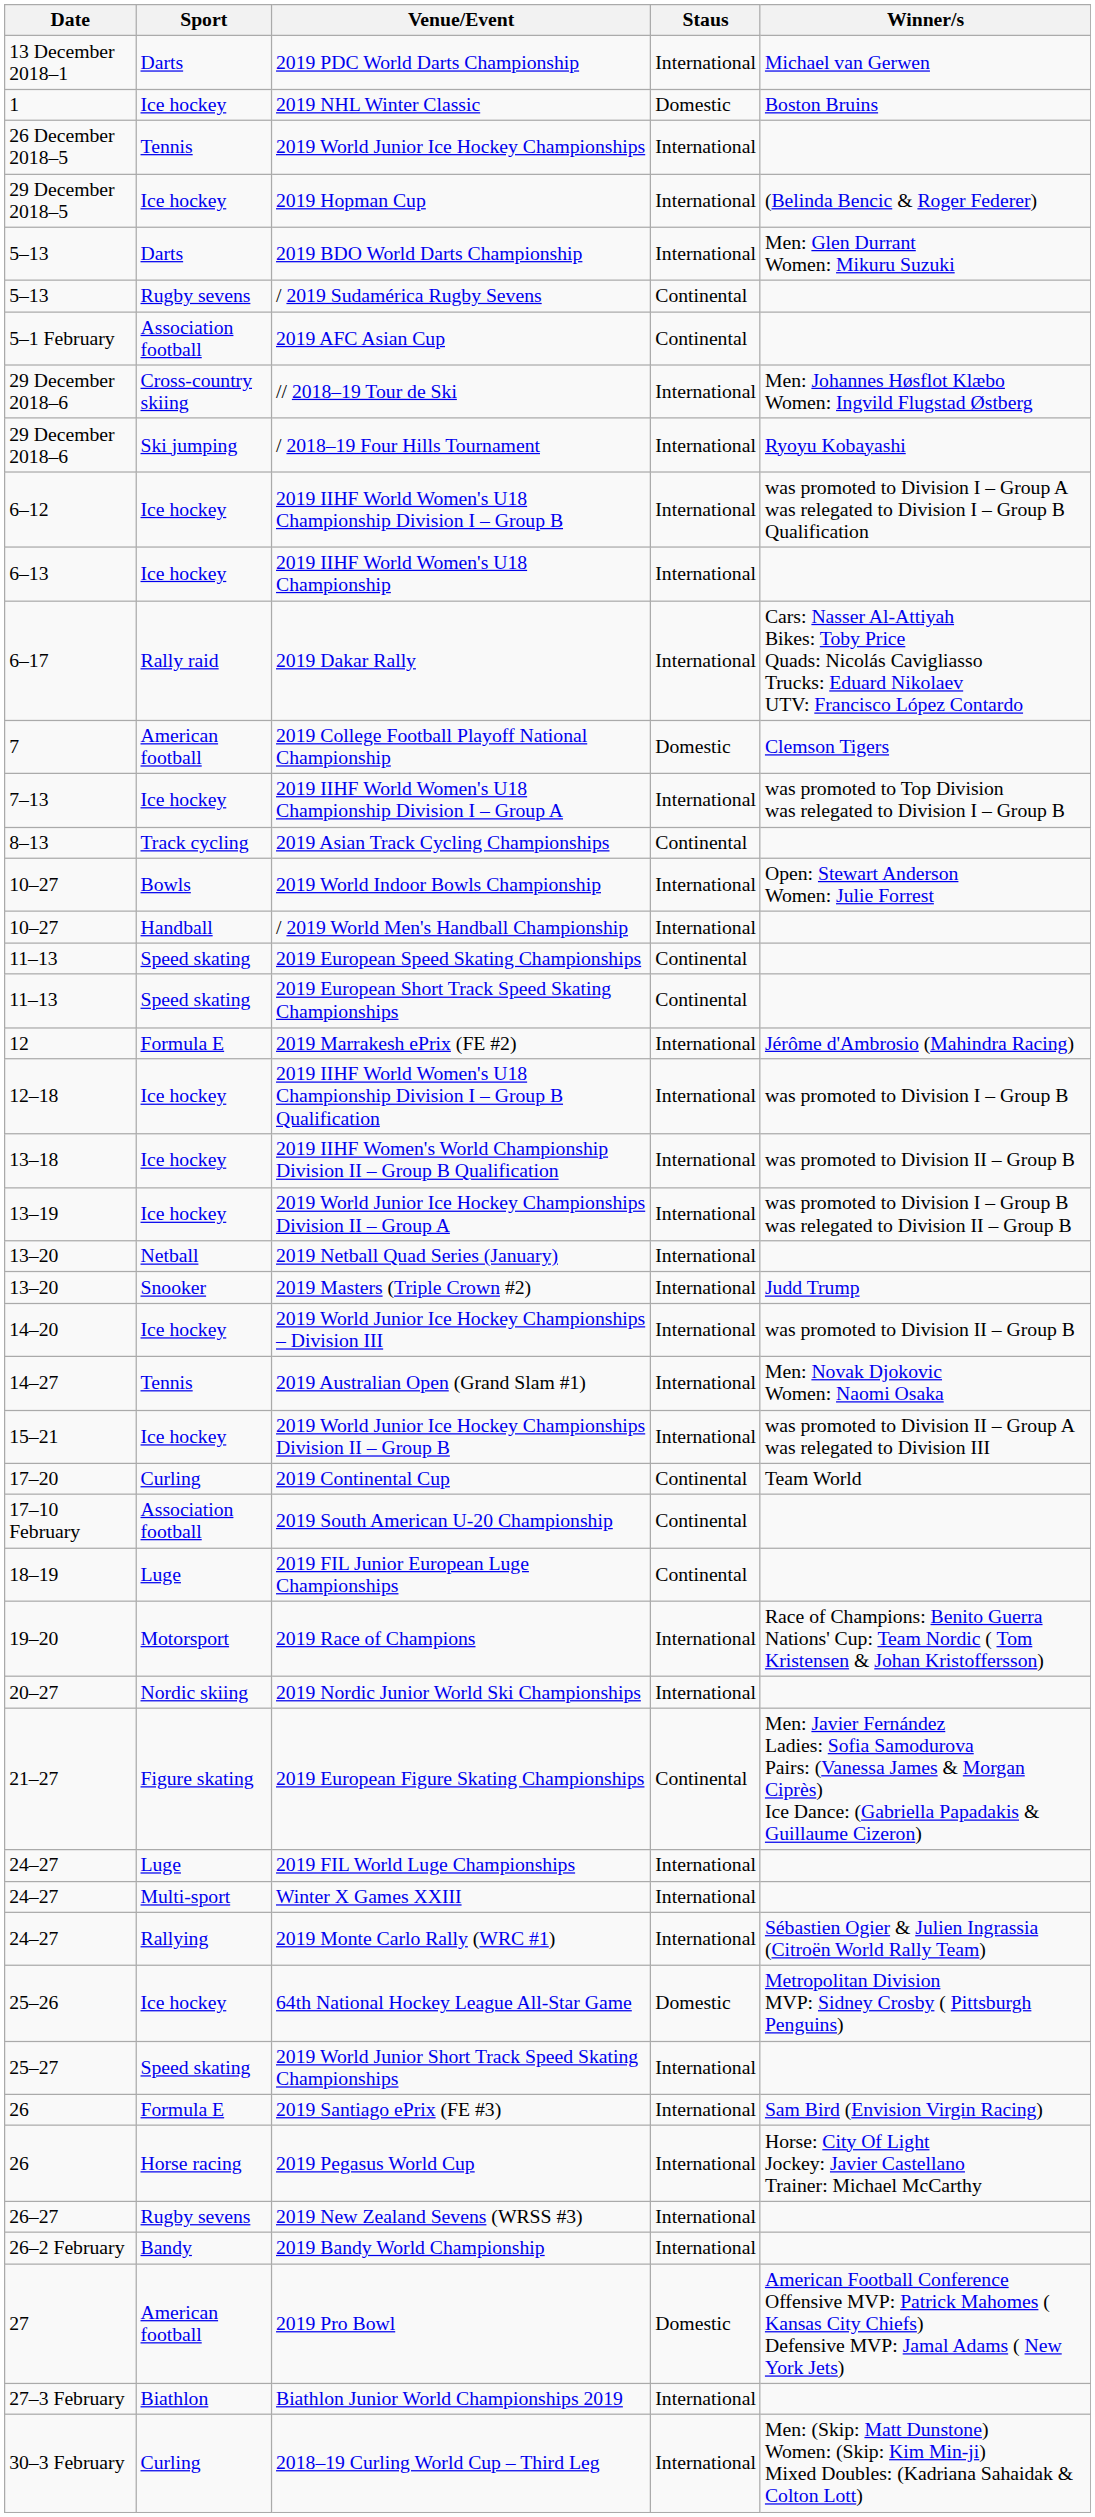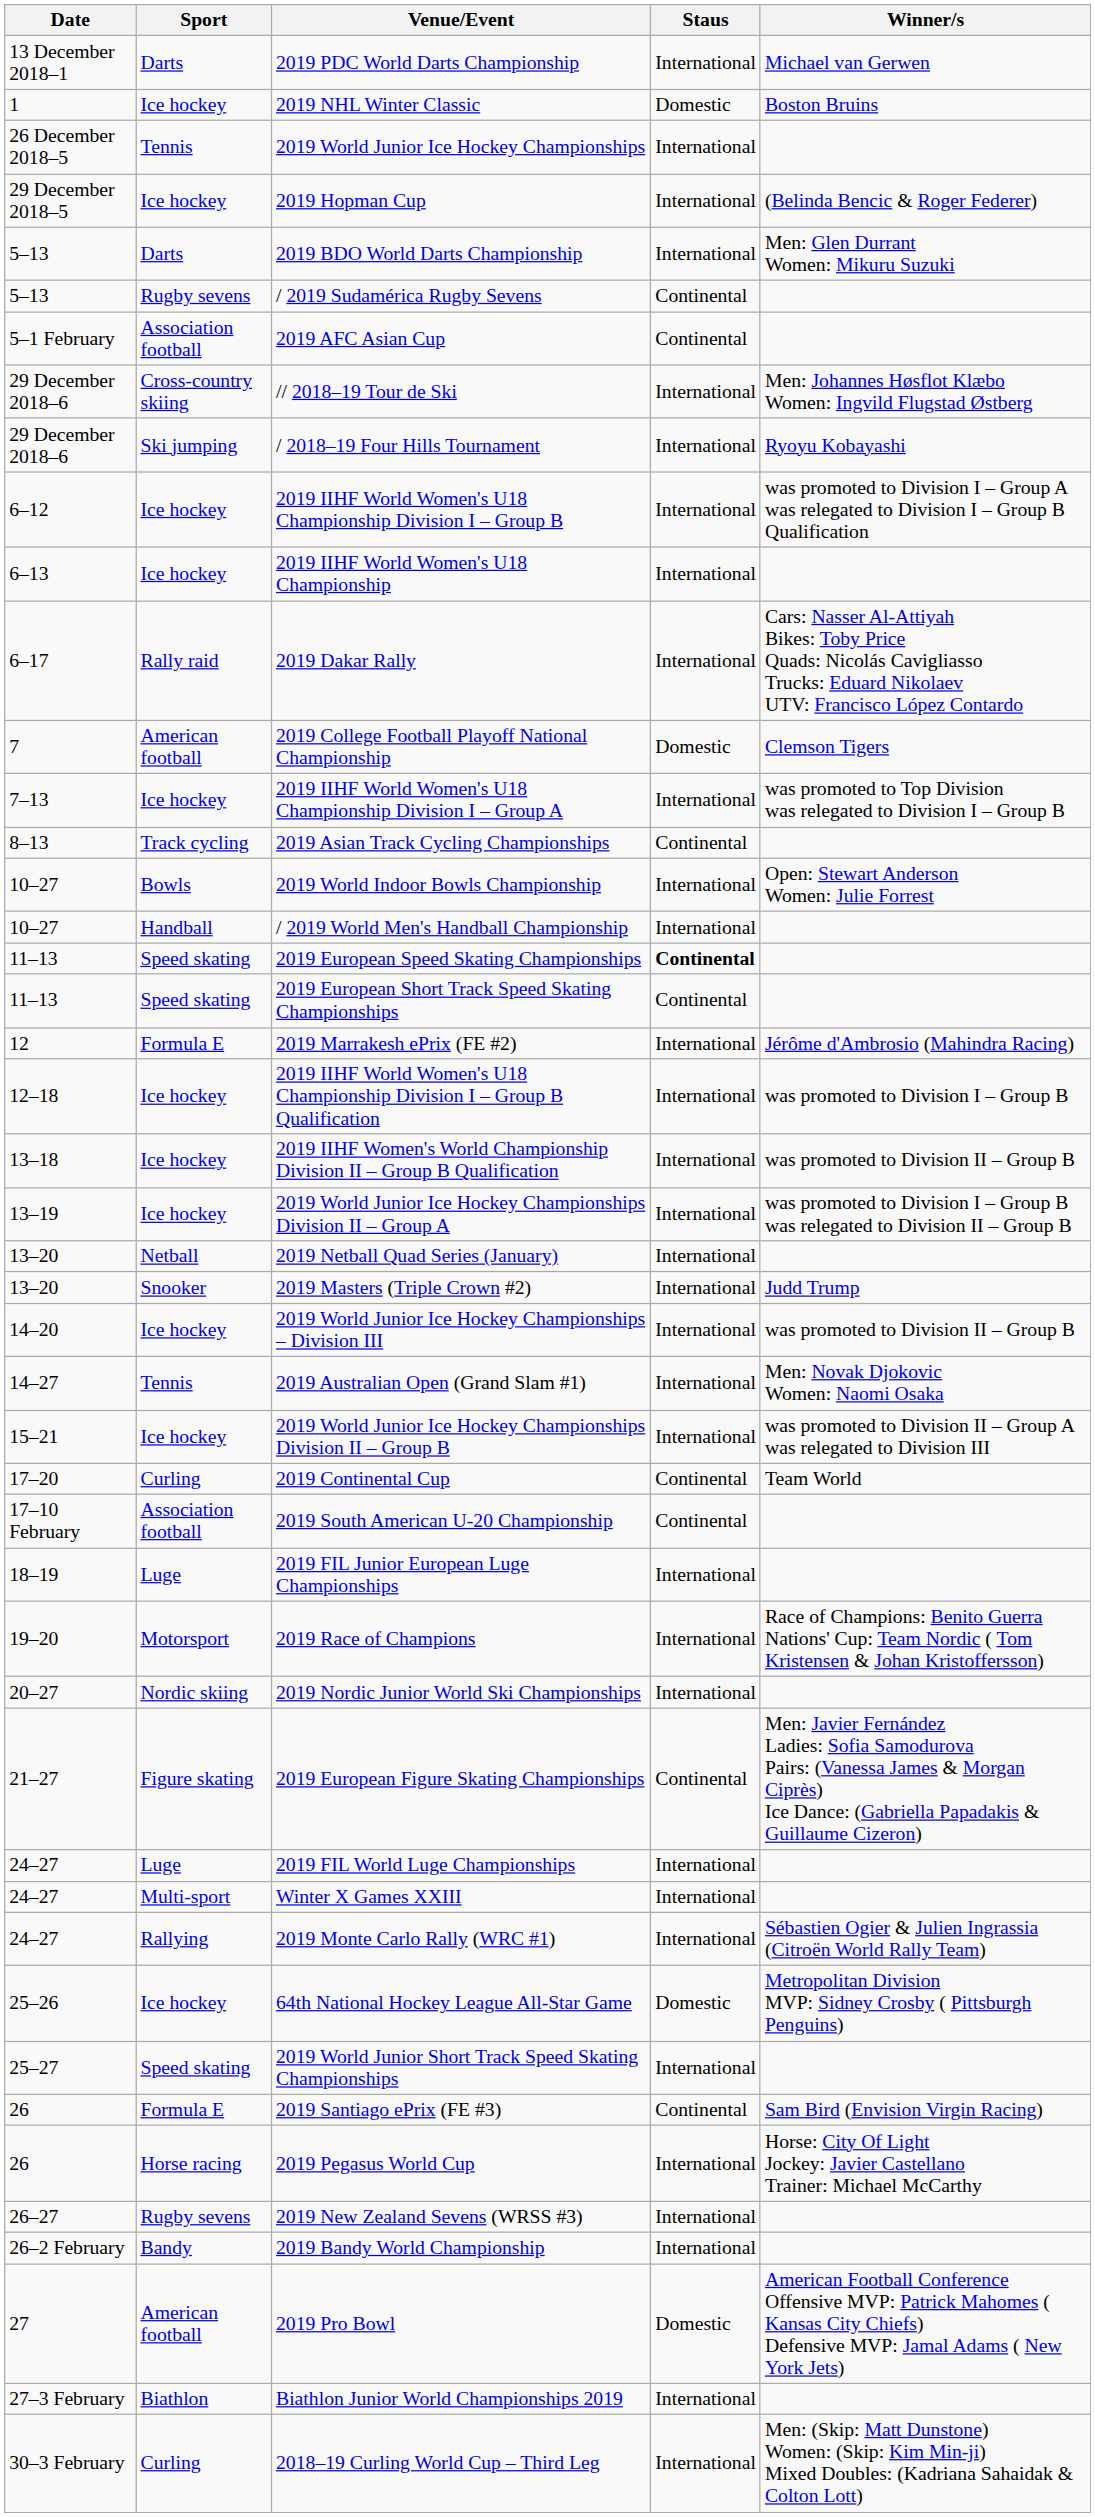(701, 958) normal -> (705, 958) bold
(701, 1574) Continental -> (706, 1574) International
(706, 2109) International -> (701, 2109) Continental
